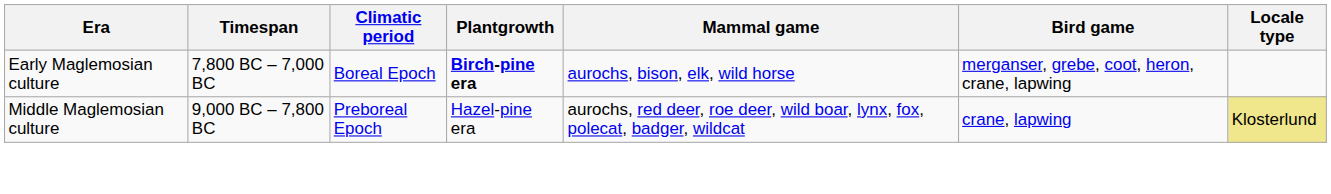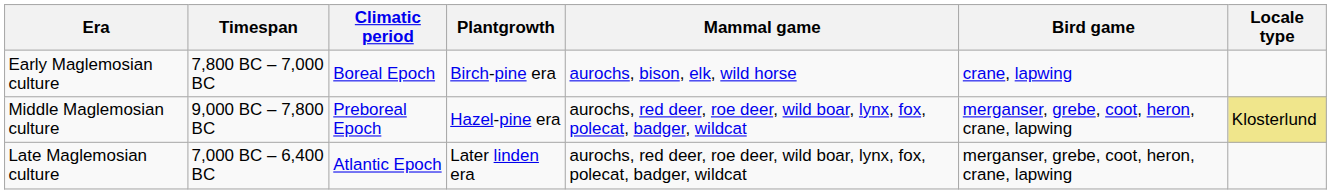(493, 73) bold -> (503, 73) normal
(1078, 73) merganser, grebe, coot, heron, crane, lapwing -> (1018, 73) crane, lapwing
(1017, 119) crane, lapwing -> (1079, 119) merganser, grebe, coot, heron, crane, lapwing
+ row: (78, 165)
